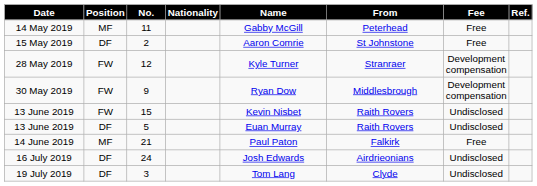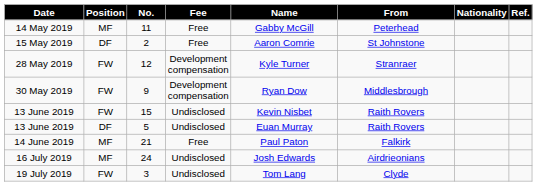columns swapped: (193, 12) <-> (476, 12)
(105, 158) DF -> (105, 158) MF
(105, 173) DF -> (105, 173) FW
